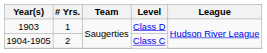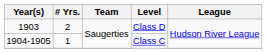(68, 27) 1 -> (68, 27) 2
(68, 41) 2 -> (68, 41) 1
